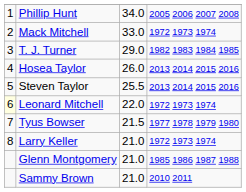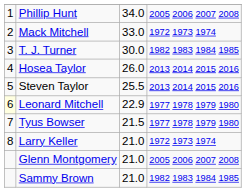(133, 50) 29.0 -> (133, 50) 30.0
(133, 104) 22.0 -> (133, 104) 22.9
(183, 105) 1972 1973 1974 -> (194, 105) 1977 1978 1979 1980
(194, 160) 1985 1986 1987 1988 -> (194, 160) 2005 2006 2007 2008
(171, 178) 2010 2011 -> (194, 178) 1982 1983 1984 1985
